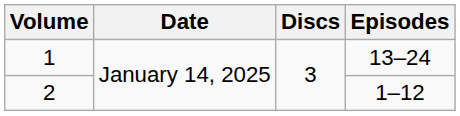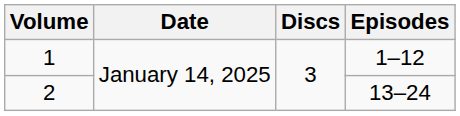(400, 57) 13–24 -> (400, 57) 1–12
(400, 92) 1–12 -> (400, 92) 13–24
